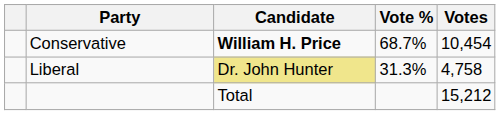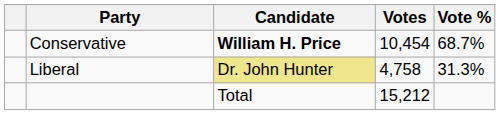columns swapped: (466, 17) <-> (406, 17)
